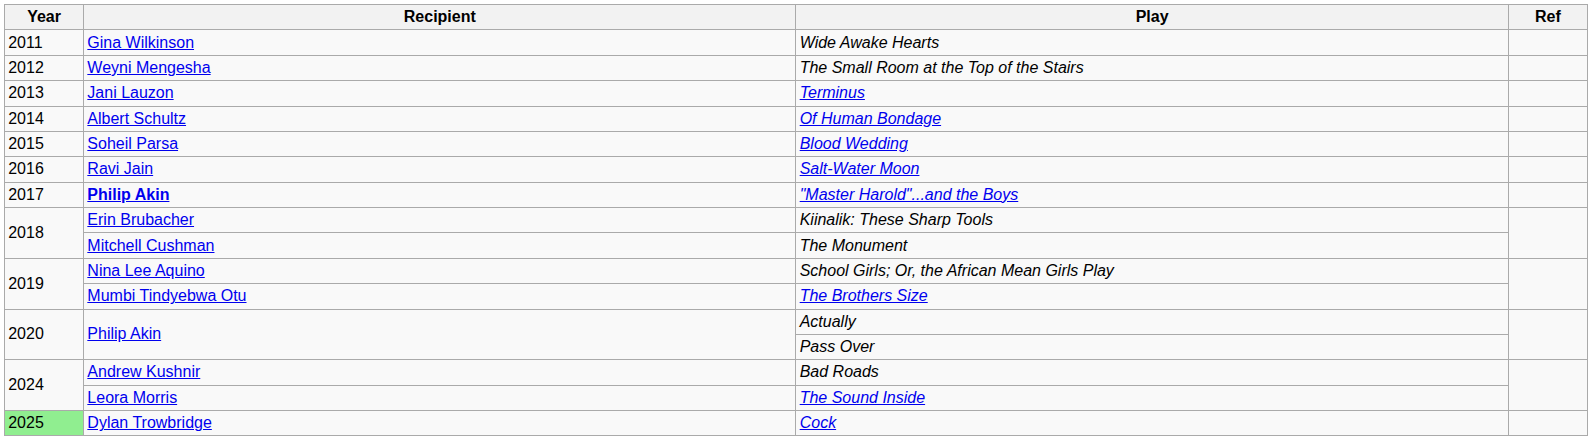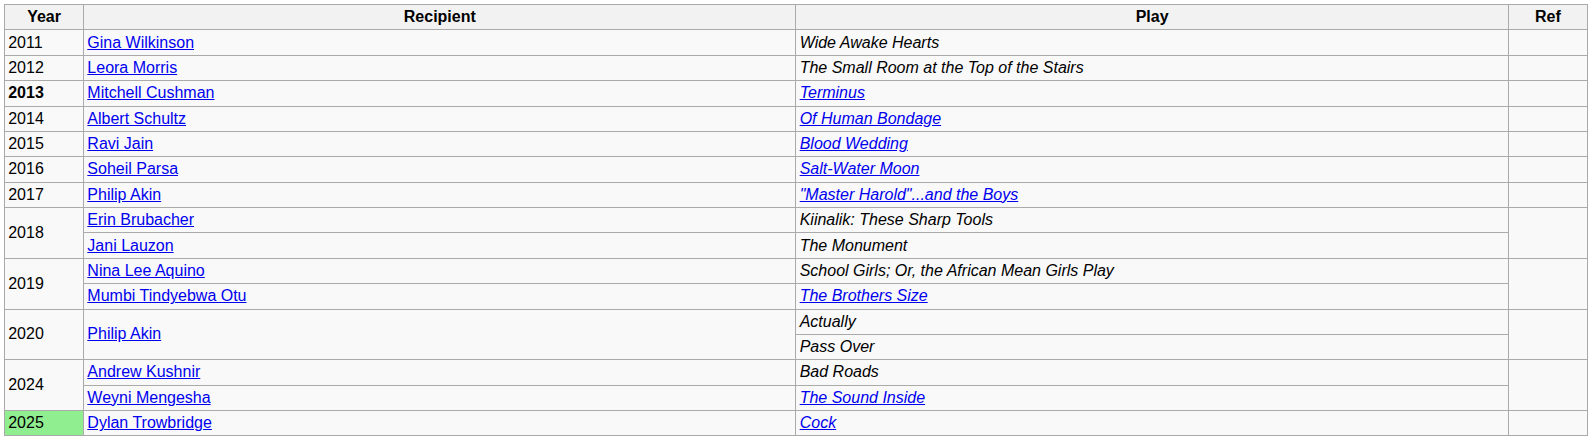(149, 67) Weyni Mengesha -> (132, 67) Leora Morris
(26, 93) normal -> (26, 93) bold
(130, 93) Jani Lauzon -> (151, 93) Mitchell Cushman
(133, 144) Soheil Parsa -> (120, 144) Ravi Jain
(120, 169) Ravi Jain -> (133, 169) Soheil Parsa
(128, 194) bold -> (124, 194) normal
(151, 245) Mitchell Cushman -> (130, 245) Jani Lauzon
(132, 397) Leora Morris -> (149, 397) Weyni Mengesha
